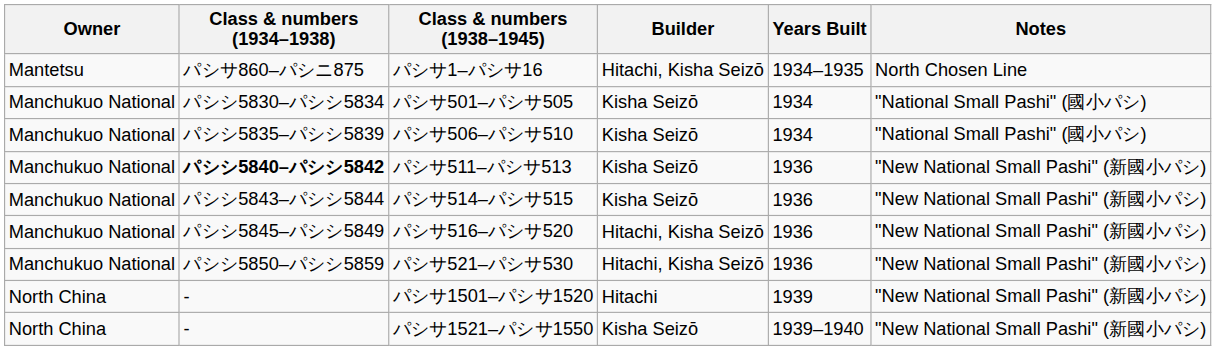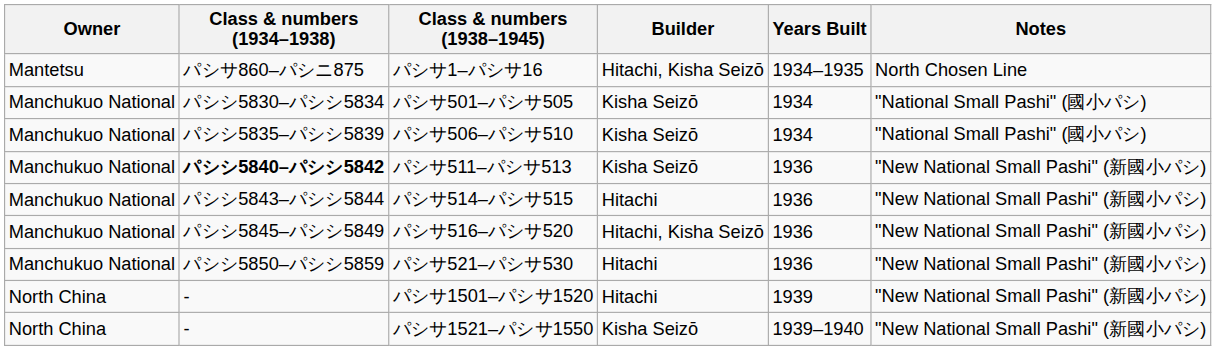(650, 199) Kisha Seizō -> (630, 199) Hitachi
(683, 264) Hitachi, Kisha Seizō -> (630, 264) Hitachi
